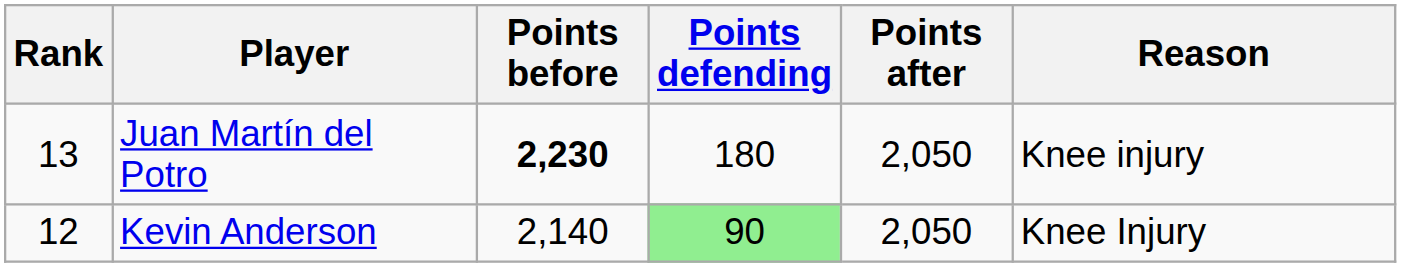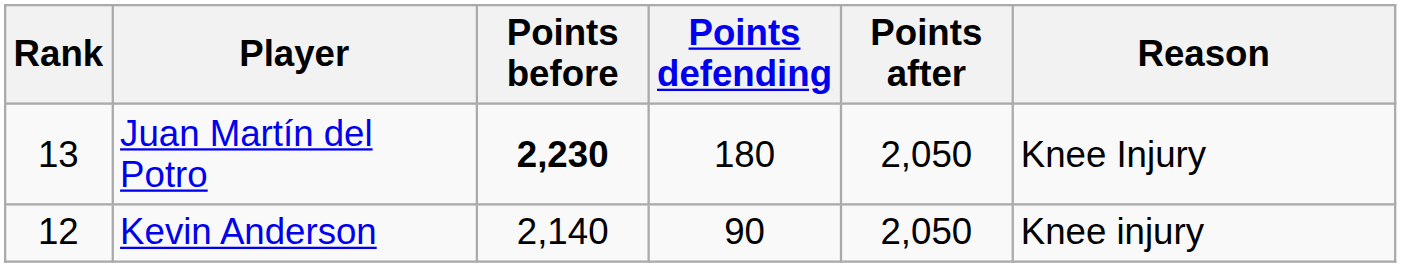(1112, 153) Knee injury -> (1113, 153) Knee Injury
(745, 232) lightgreen background -> (745, 232) no background
(1113, 232) Knee Injury -> (1112, 232) Knee injury
